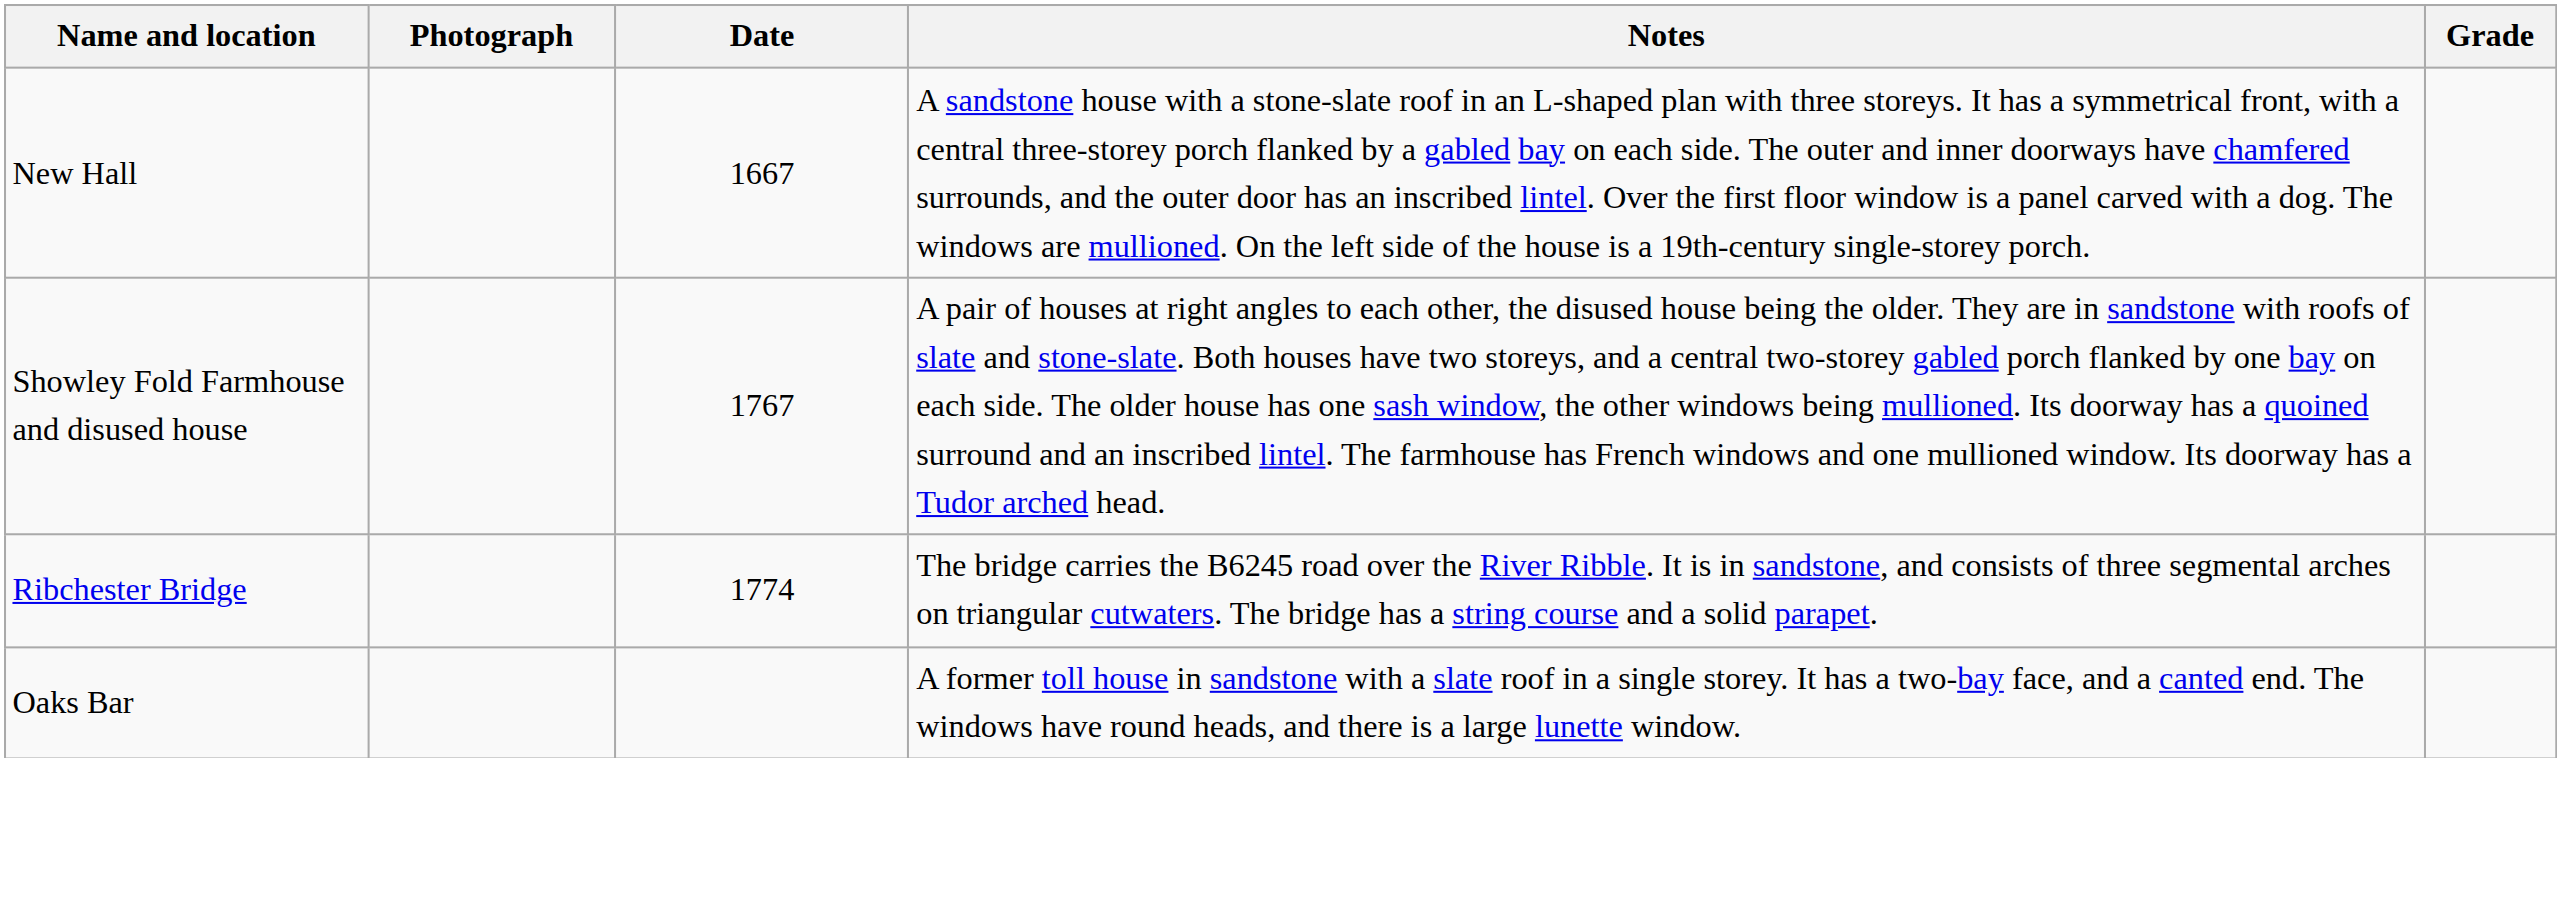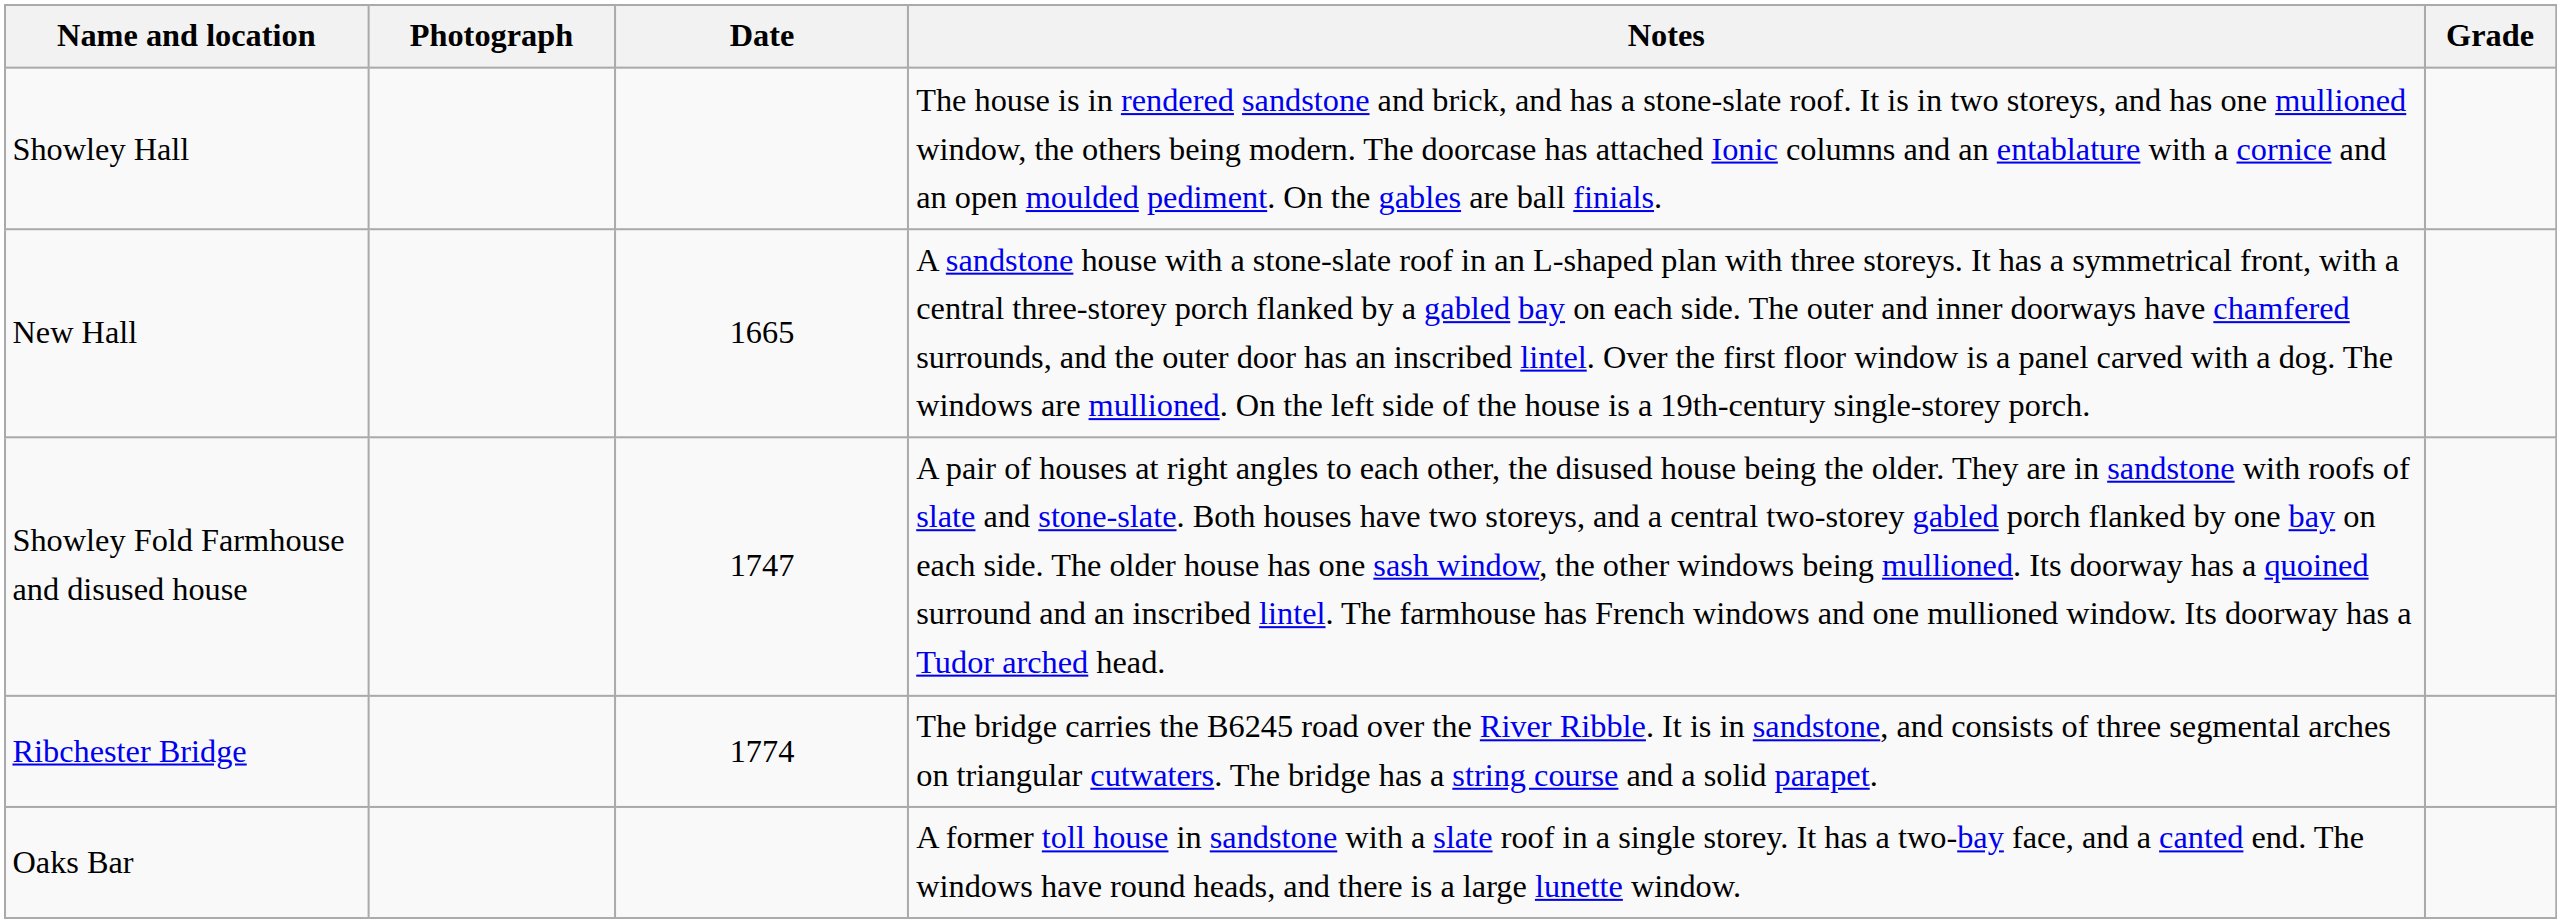+ row: (101, 148)
(762, 172) 1667 -> (762, 332) 1665
(762, 405) 1767 -> (762, 565) 1747
